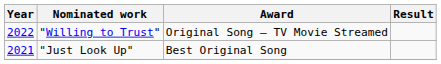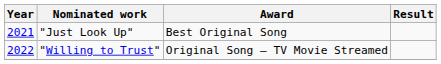rows swapped: (86, 50) <-> (100, 32)
